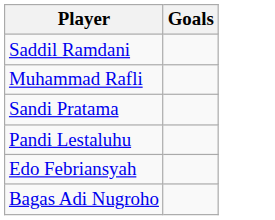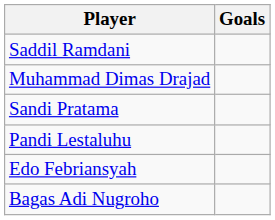+ row: (110, 79)
- row: (76, 79)
